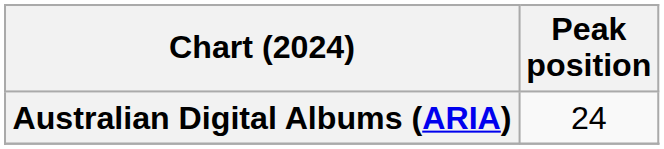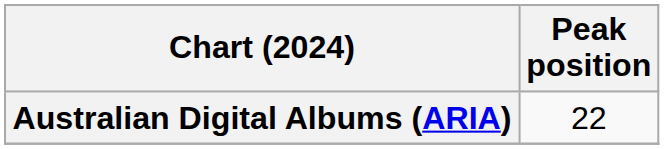(589, 117) 24 -> (589, 117) 22
